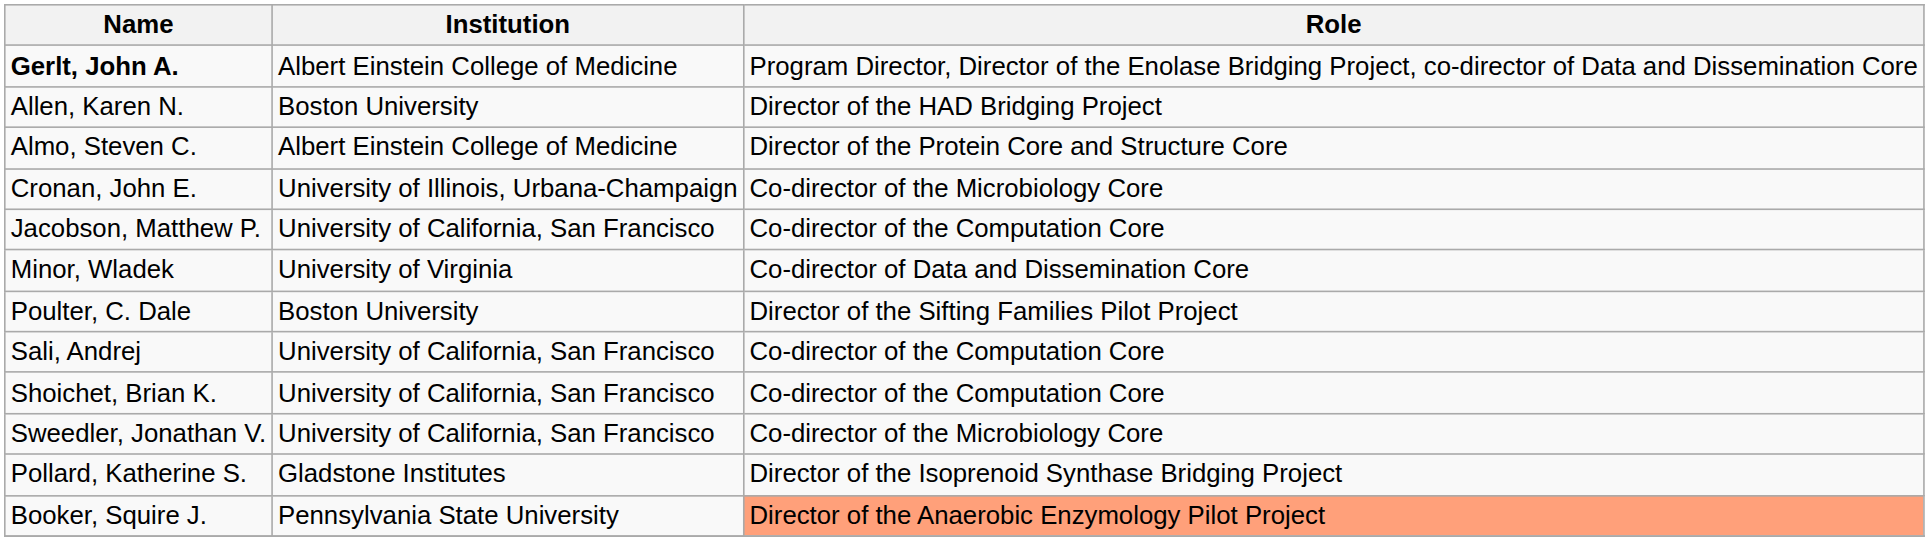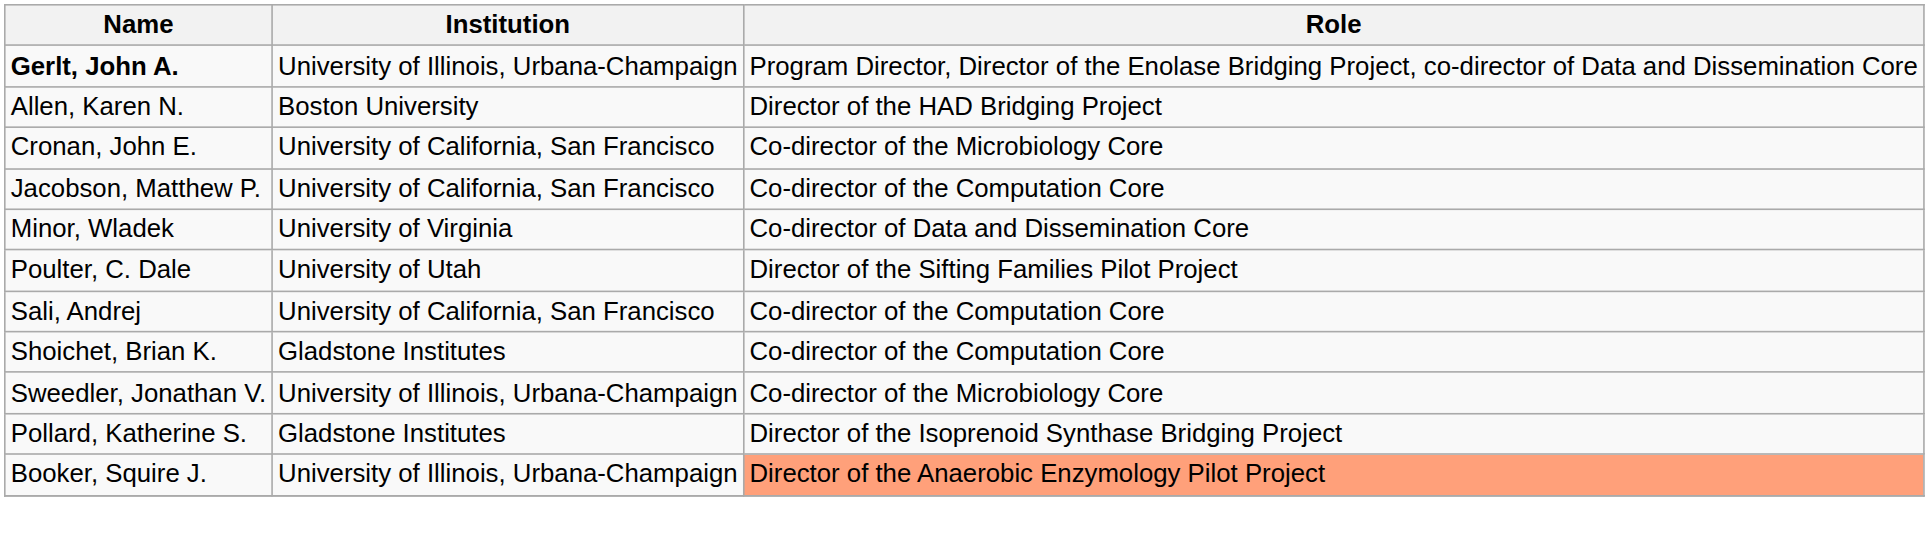(478, 65) Albert Einstein College of Medicine -> (508, 65) University of Illinois, Urbana-Champaign
- row: (104, 147)
(508, 188) University of Illinois, Urbana-Champaign -> (496, 147) University of California, San Francisco
(378, 310) Boston University -> (380, 270) University of Utah
(496, 392) University of California, San Francisco -> (392, 351) Gladstone Institutes
(496, 433) University of California, San Francisco -> (508, 392) University of Illinois, Urbana-Champaign
(448, 515) Pennsylvania State University -> (508, 474) University of Illinois, Urbana-Champaign
